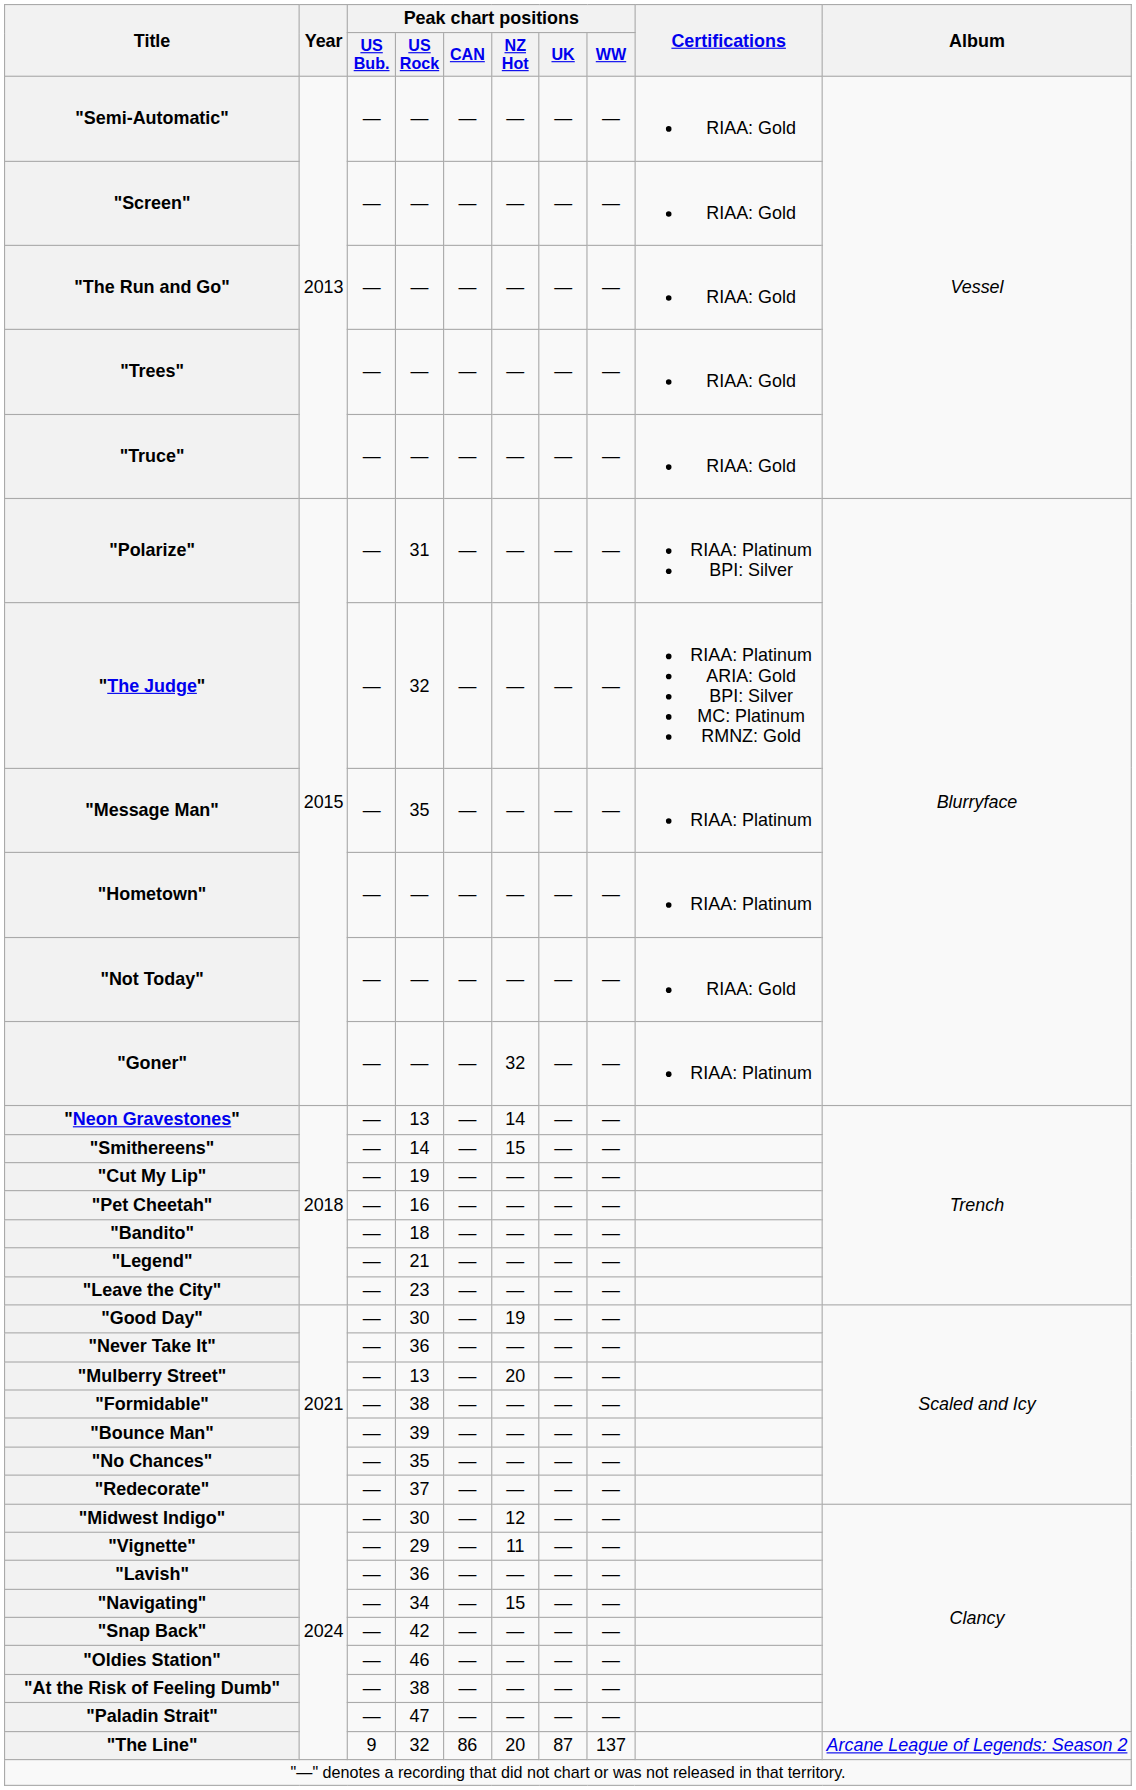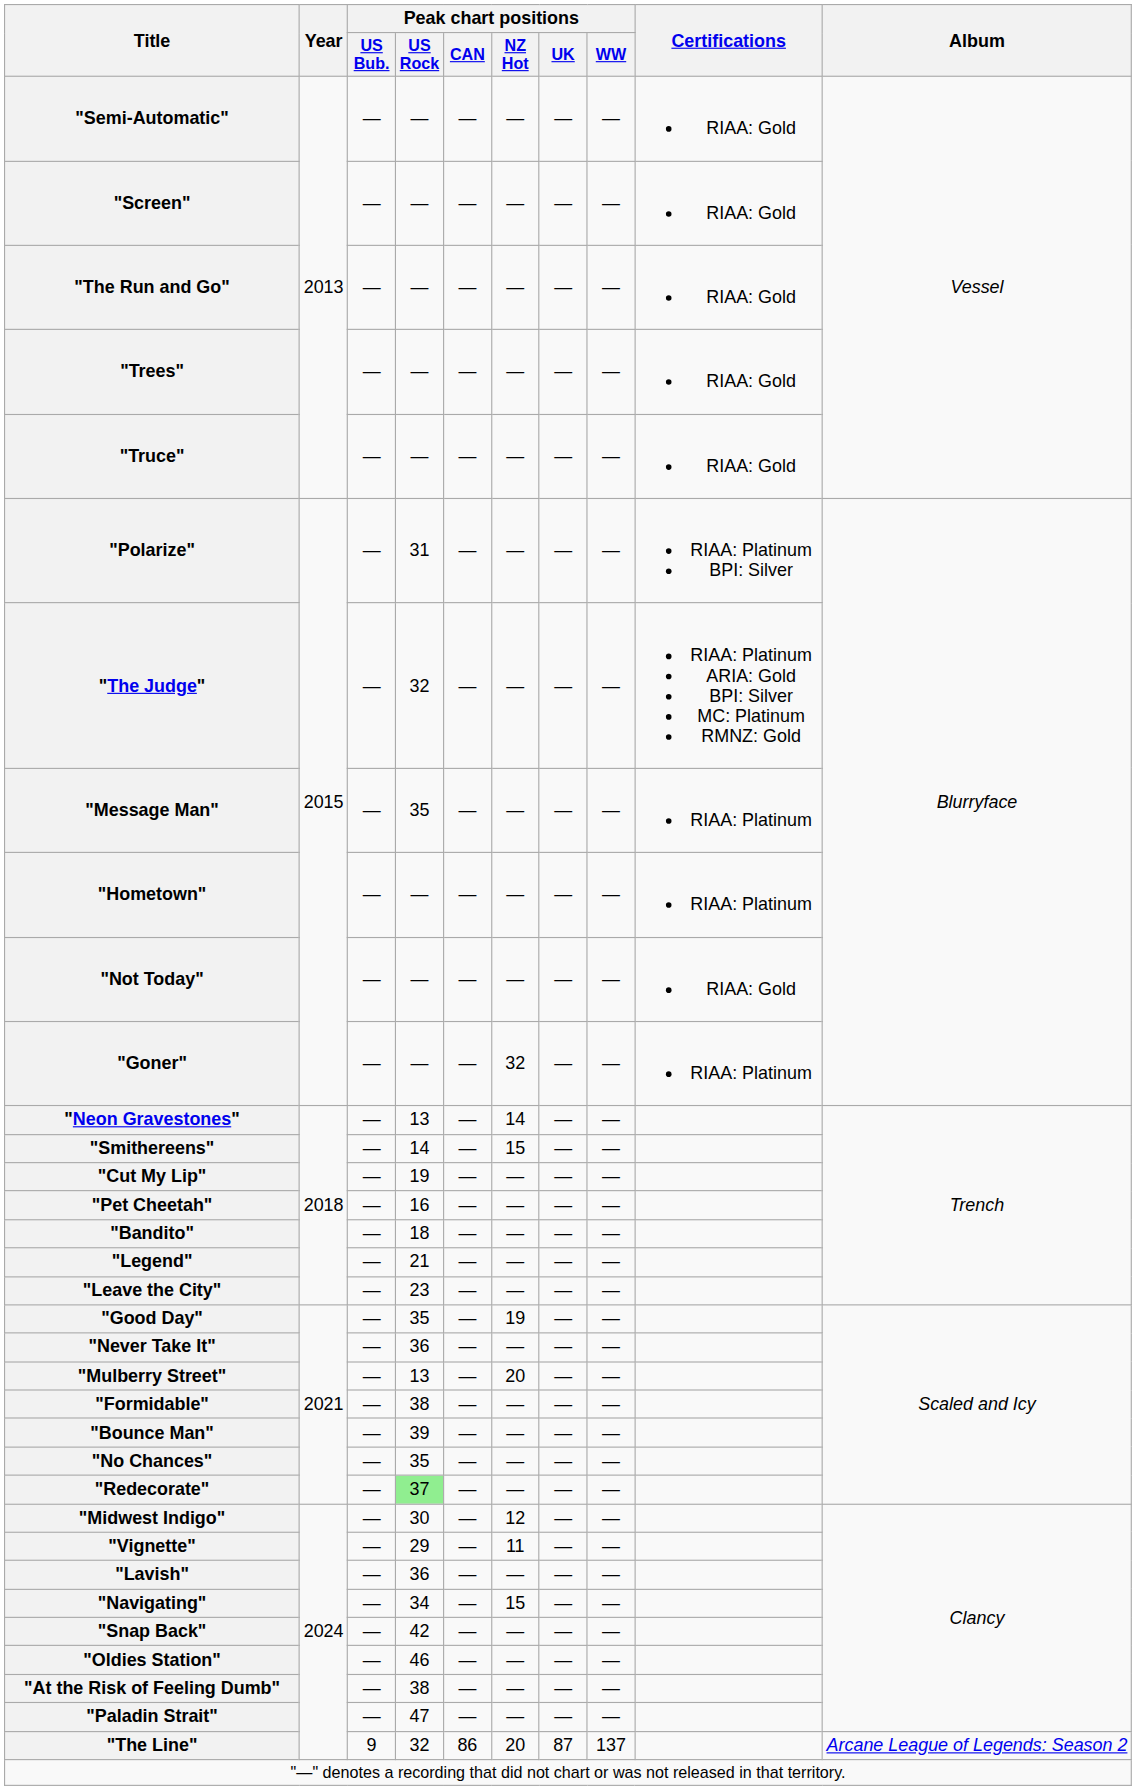(419, 1318) 30 -> (419, 1318) 35
(419, 1489) no background -> (419, 1489) lightgreen background
